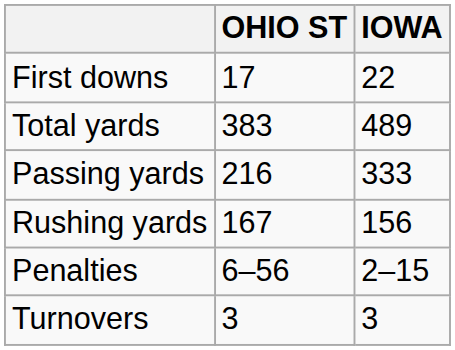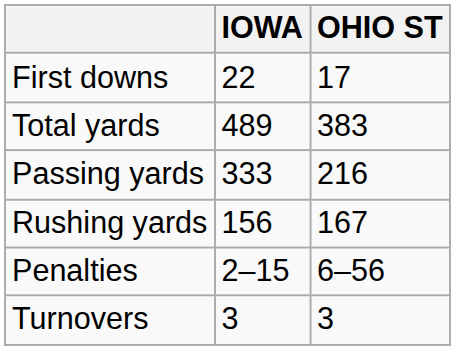columns swapped: (402, 28) <-> (284, 28)
